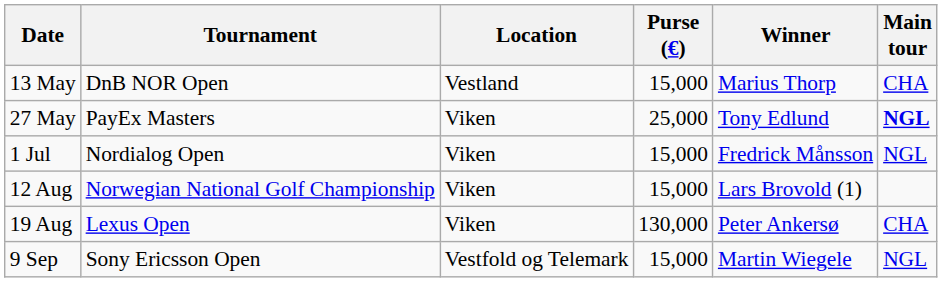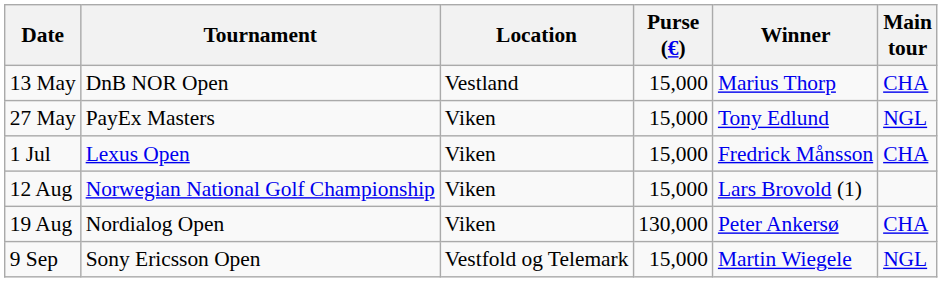(679, 118) 25,000 -> (679, 118) 15,000
(906, 118) bold -> (905, 118) normal
(155, 153) Nordialog Open -> (138, 153) Lexus Open
(905, 153) NGL -> (906, 153) CHA
(138, 224) Lexus Open -> (155, 224) Nordialog Open
